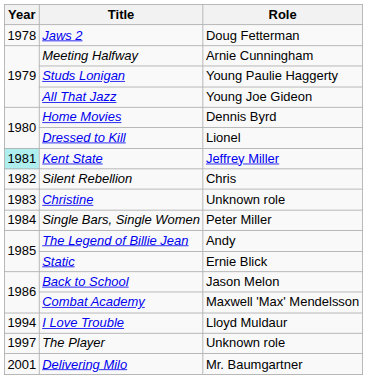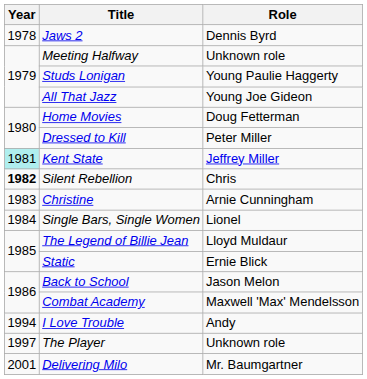(253, 35) Doug Fetterman -> (241, 35) Dennis Byrd
(260, 55) Arnie Cunningham -> (246, 55) Unknown role
(241, 117) Dennis Byrd -> (253, 117) Doug Fetterman
(223, 138) Lionel -> (239, 138) Peter Miller
(22, 179) normal -> (22, 179) bold
(246, 199) Unknown role -> (260, 199) Arnie Cunningham
(239, 220) Peter Miller -> (223, 220) Lionel
(221, 240) Andy -> (247, 240) Lloyd Muldaur
(247, 323) Lloyd Muldaur -> (221, 323) Andy
